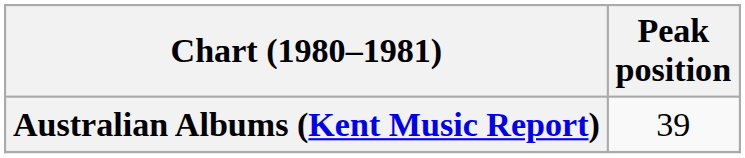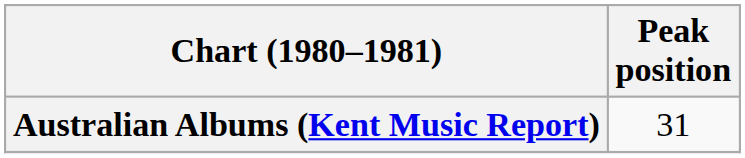(673, 123) 39 -> (673, 123) 31
